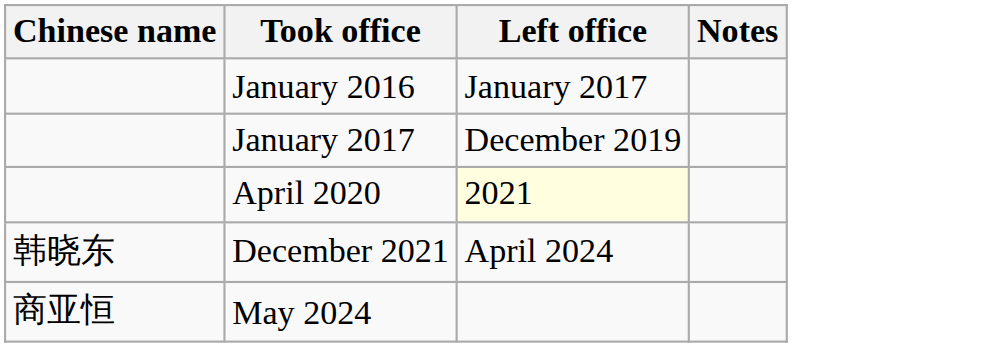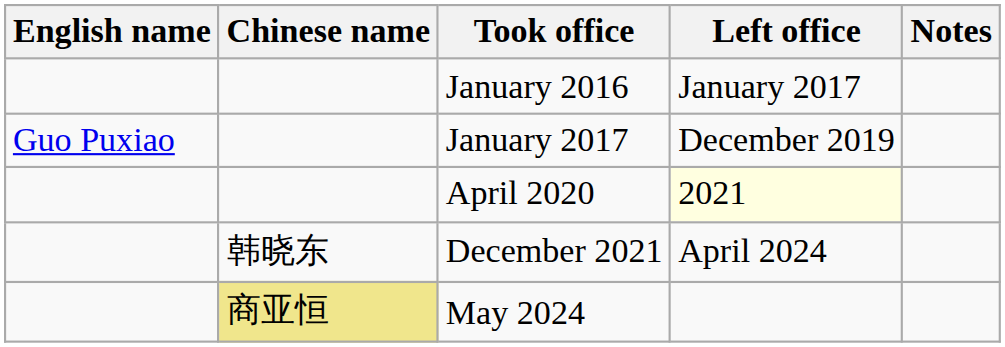+ column: (112, 31)
(64, 310) no background -> (278, 310) khaki background
